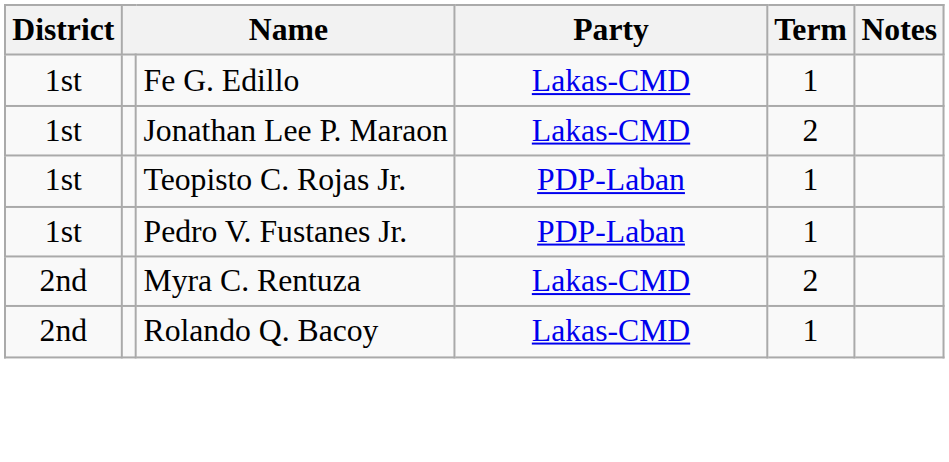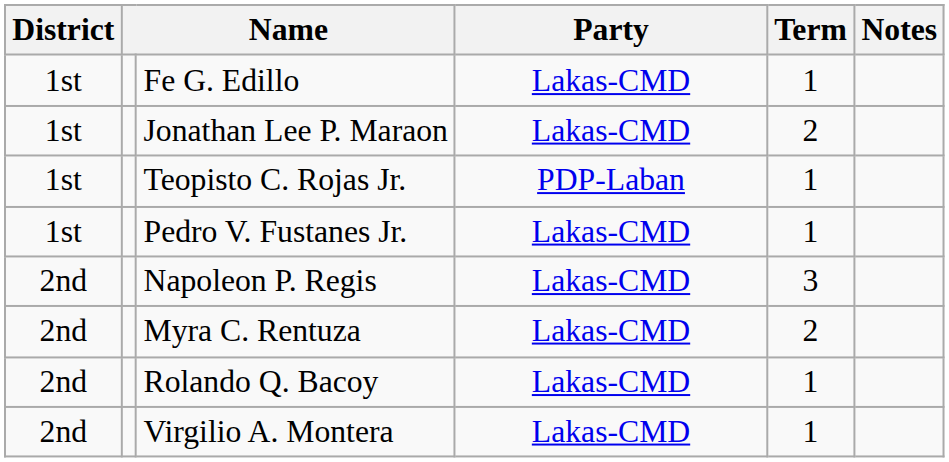(611, 230) PDP-Laban -> (611, 230) Lakas-CMD
+ row: (260, 280)
+ row: (269, 431)
